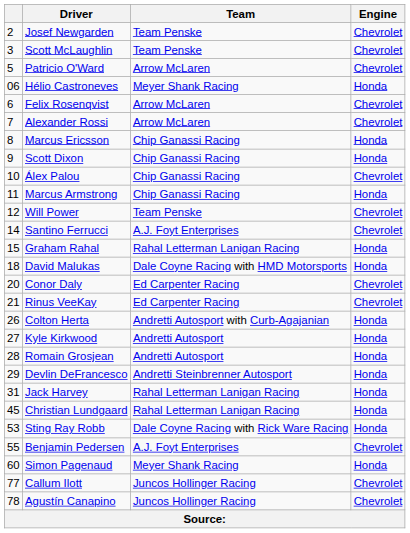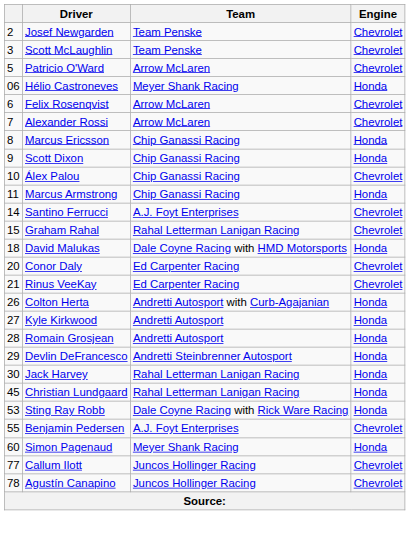- row: (52, 212)
(370, 248) Honda -> (378, 230) Chevrolet
(13, 393) 31 -> (13, 375) 30
